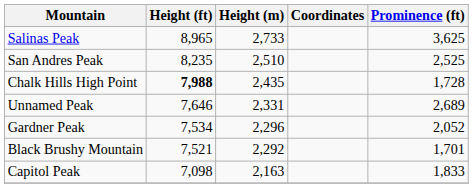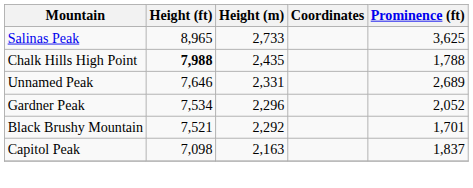- row: (55, 60)
(449, 82) 1,728 -> (449, 60) 1,788
(449, 171) 1,833 -> (449, 149) 1,837
